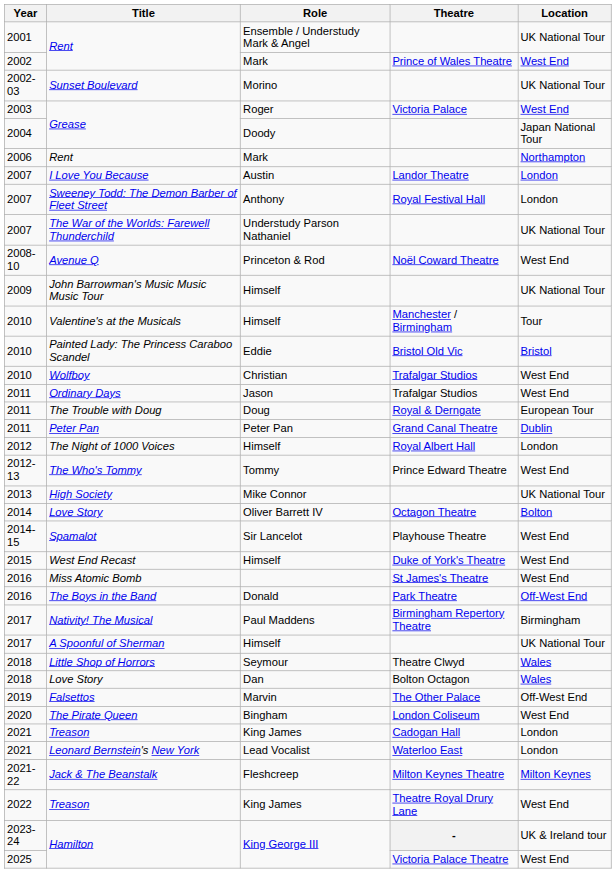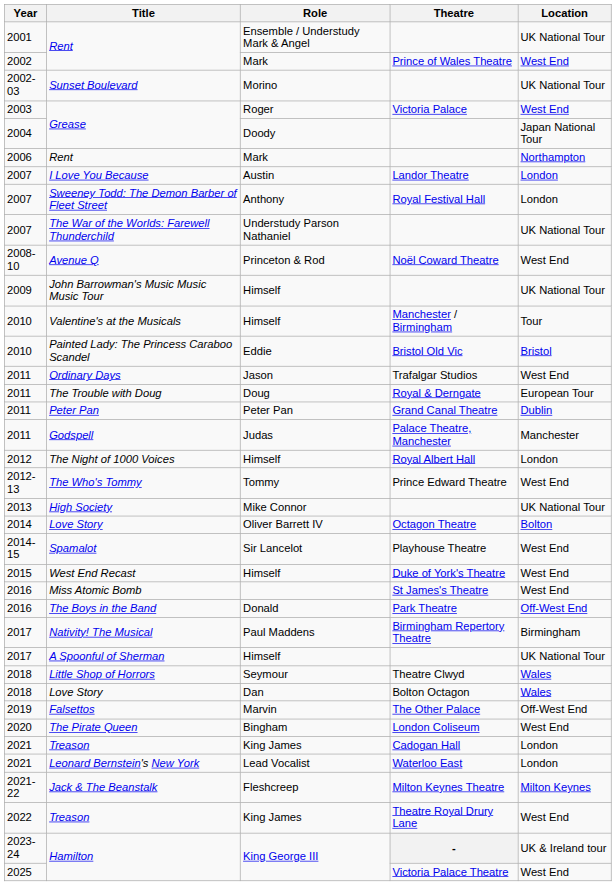- row: (19, 375)
+ row: (19, 435)
